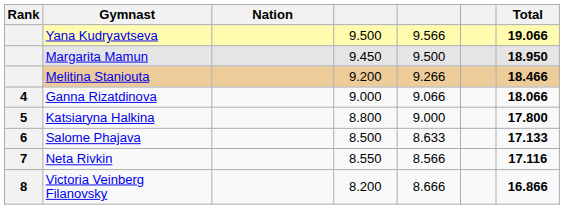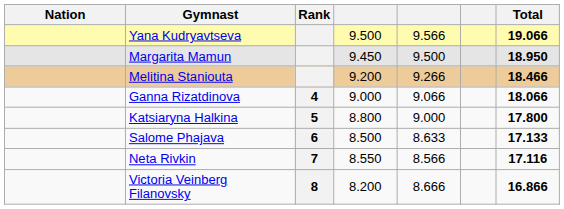columns swapped: (24, 14) <-> (273, 14)
